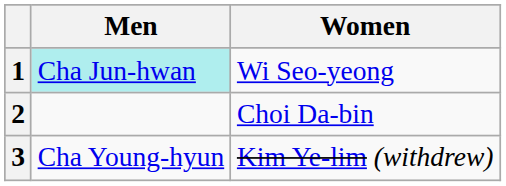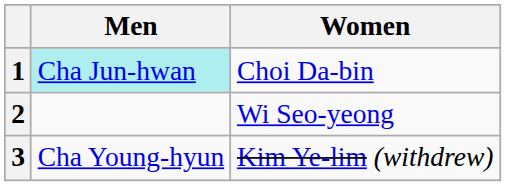(315, 69) Wi Seo-yeong -> (305, 69) Choi Da-bin
(305, 113) Choi Da-bin -> (315, 113) Wi Seo-yeong
